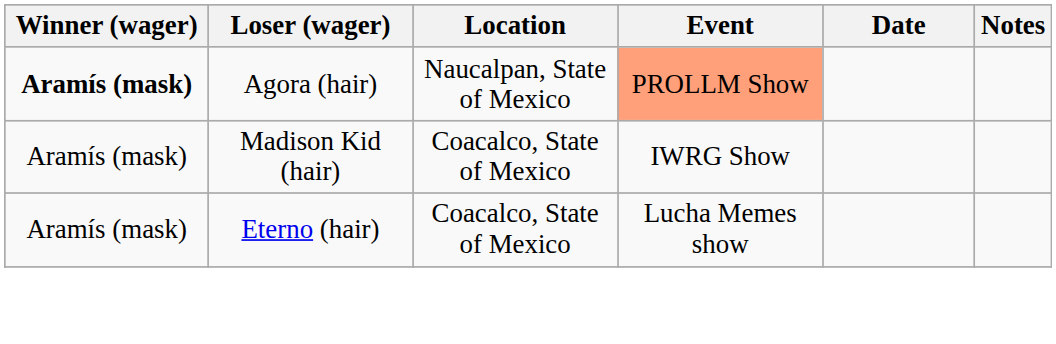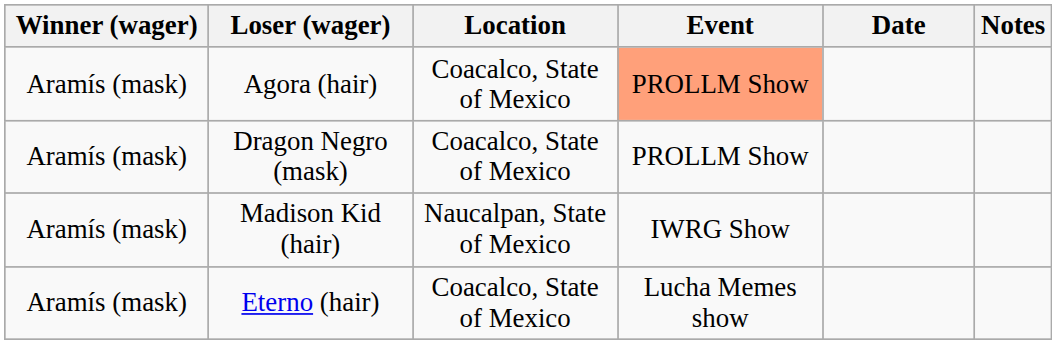(107, 83) bold -> (107, 83) normal
(515, 83) Naucalpan, State of Mexico -> (515, 83) Coacalco, State of Mexico
+ row: (310, 156)
(515, 156) Coacalco, State of Mexico -> (515, 229) Naucalpan, State of Mexico
